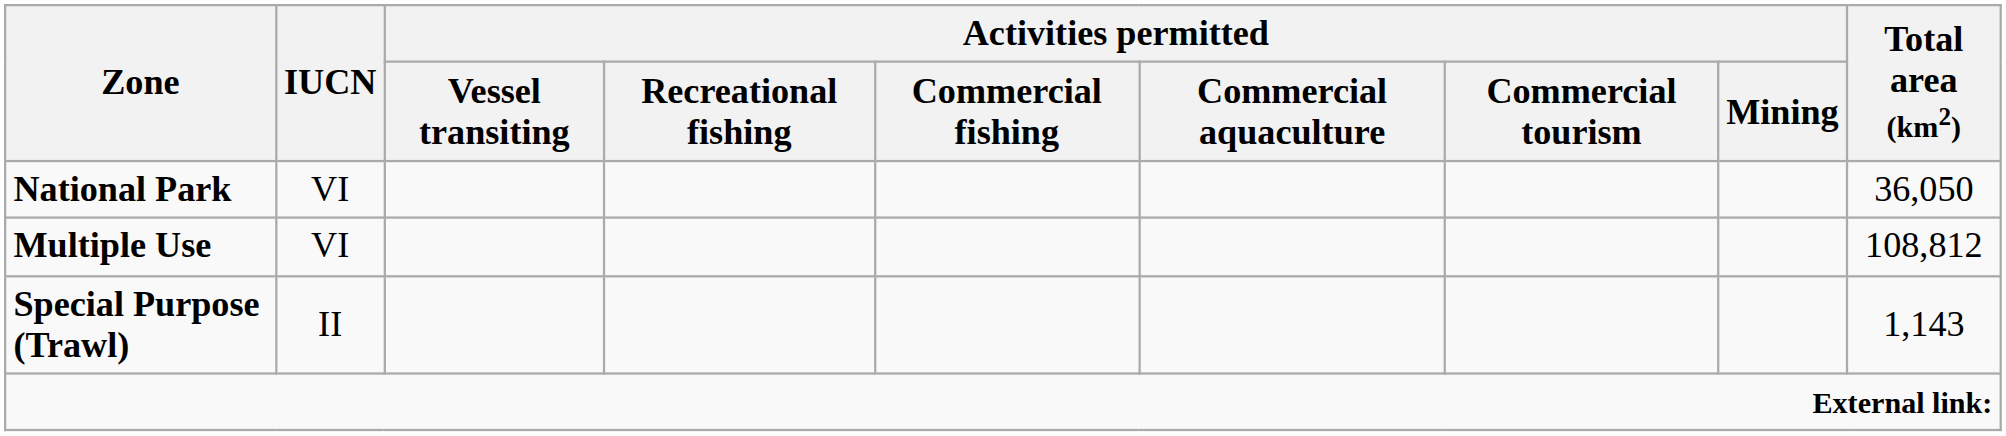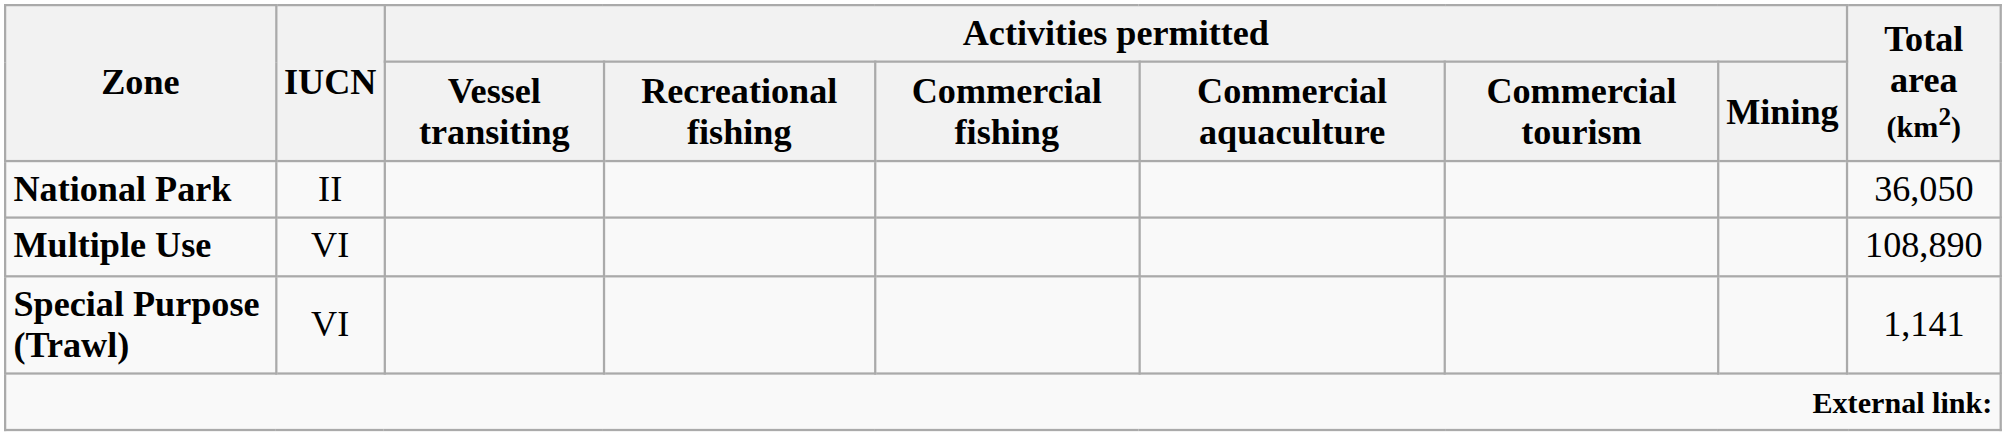(330, 188) VI -> (330, 188) II
(1924, 245) 108,812 -> (1924, 245) 108,890
(330, 323) II -> (330, 323) VI
(1924, 323) 1,143 -> (1924, 323) 1,141
